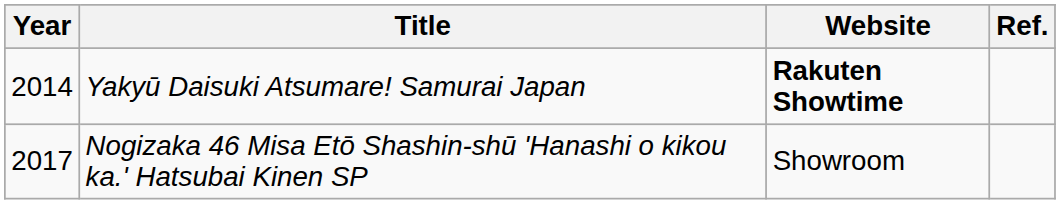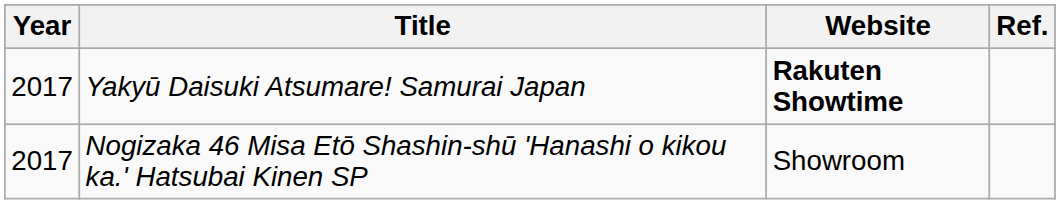(42, 85) 2014 -> (42, 85) 2017
